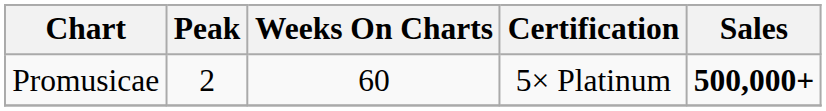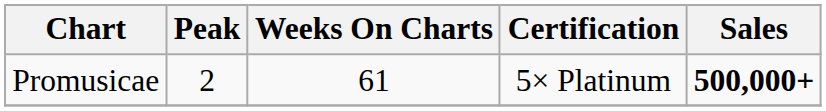(374, 79) 60 -> (374, 79) 61
